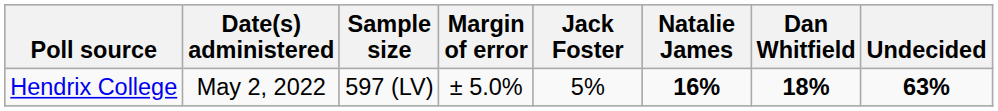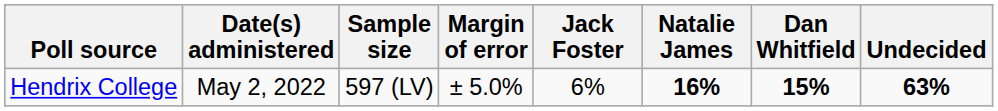(588, 87) 5% -> (588, 87) 6%
(806, 87) 18% -> (806, 87) 15%
